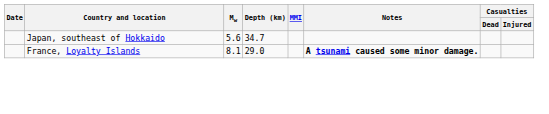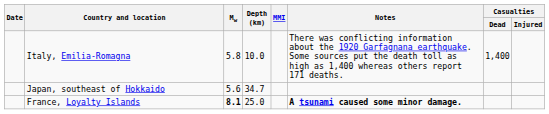+ row: (79, 57)
(233, 51) normal -> (233, 102) bold
(255, 51) 29.0 -> (255, 102) 25.0
